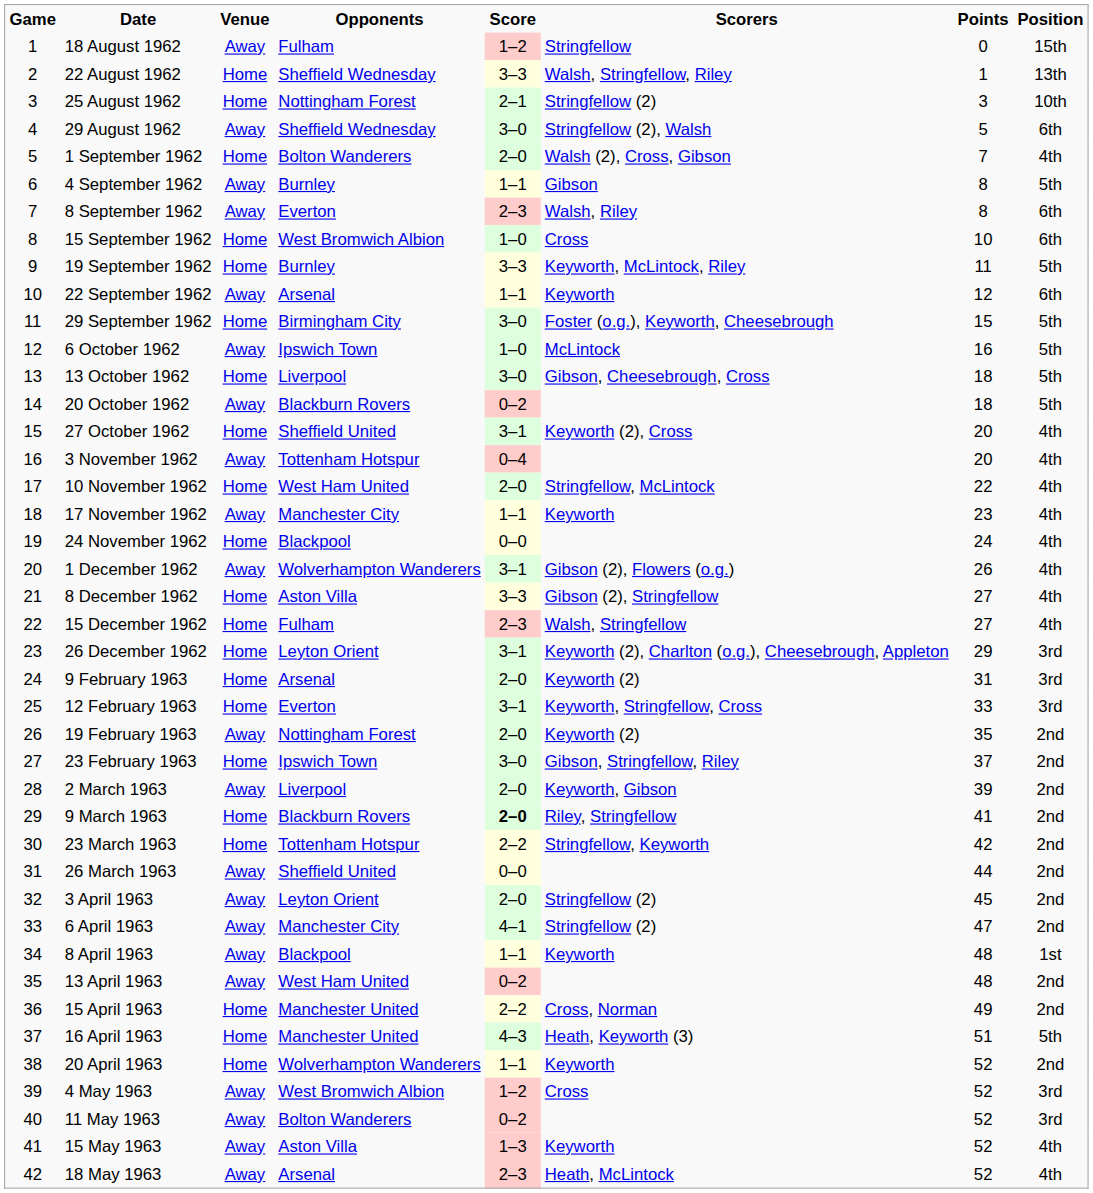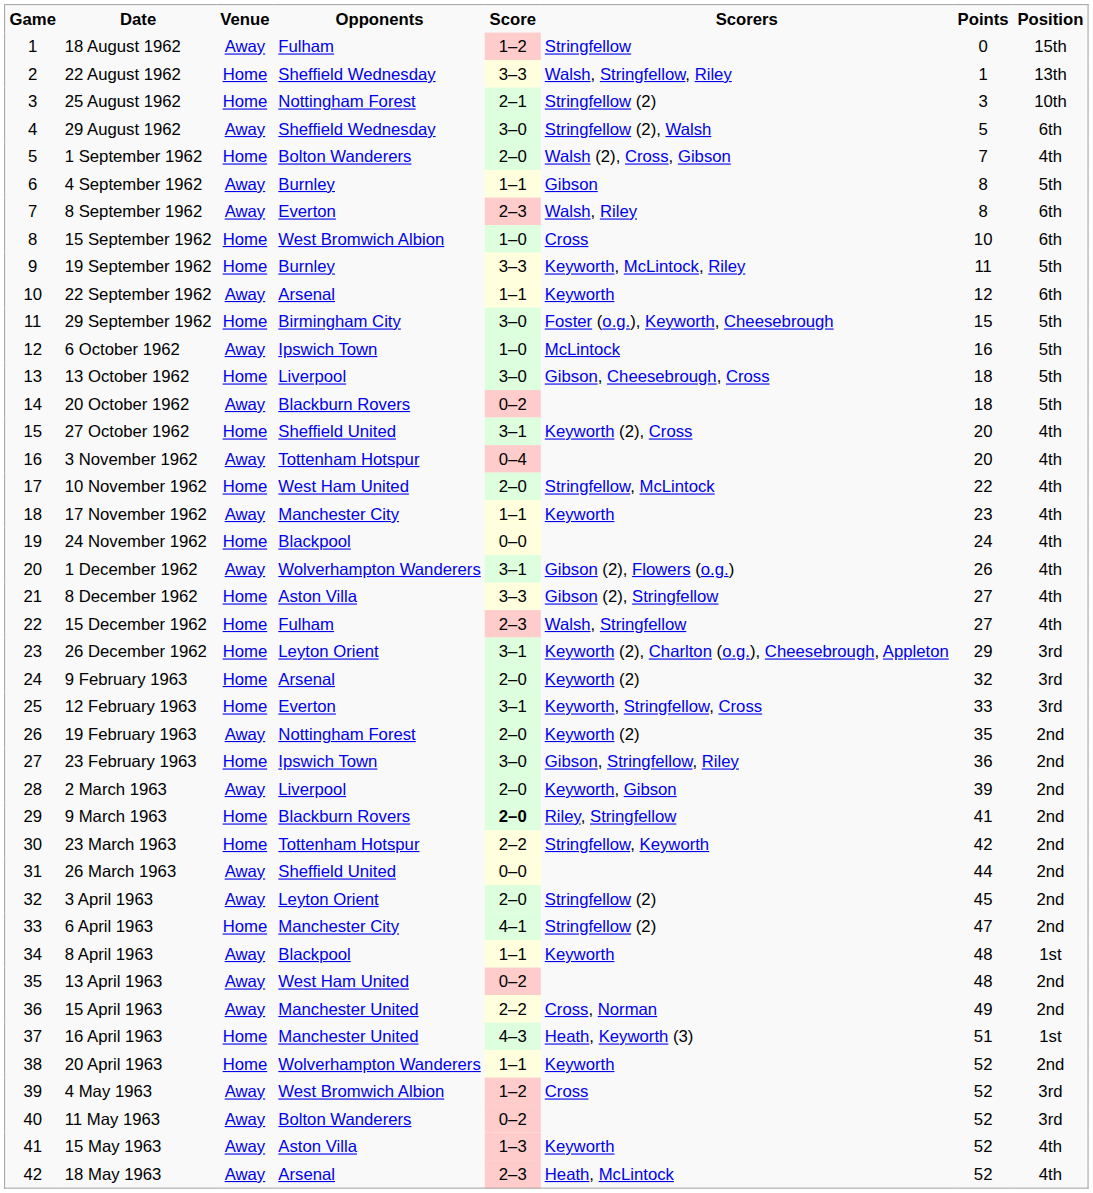(983, 679) 31 -> (983, 679) 32
(983, 762) 37 -> (983, 762) 36
(245, 927) Away -> (245, 927) Home
(245, 1009) Home -> (245, 1009) Away
(1050, 1037) 5th -> (1050, 1037) 1st
